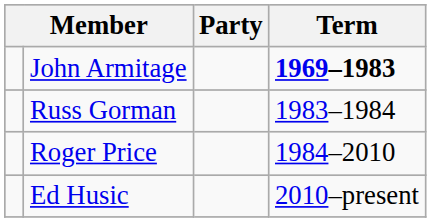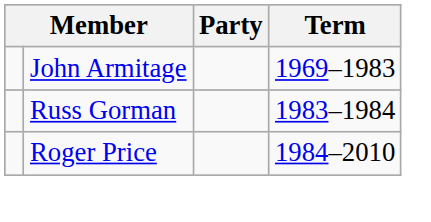(335, 68) bold -> (335, 68) normal
- row: (79, 195)
